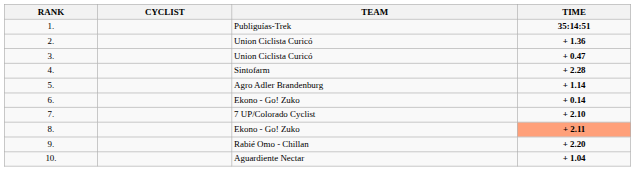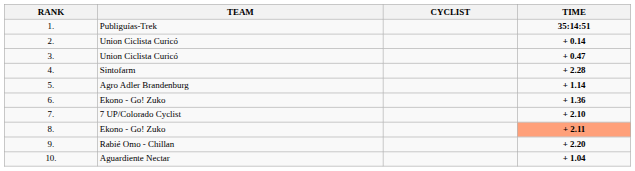columns swapped: (165, 12) <-> (375, 12)
(574, 41) + 1.36 -> (574, 41) + 0.14
(574, 100) + 0.14 -> (574, 100) + 1.36
